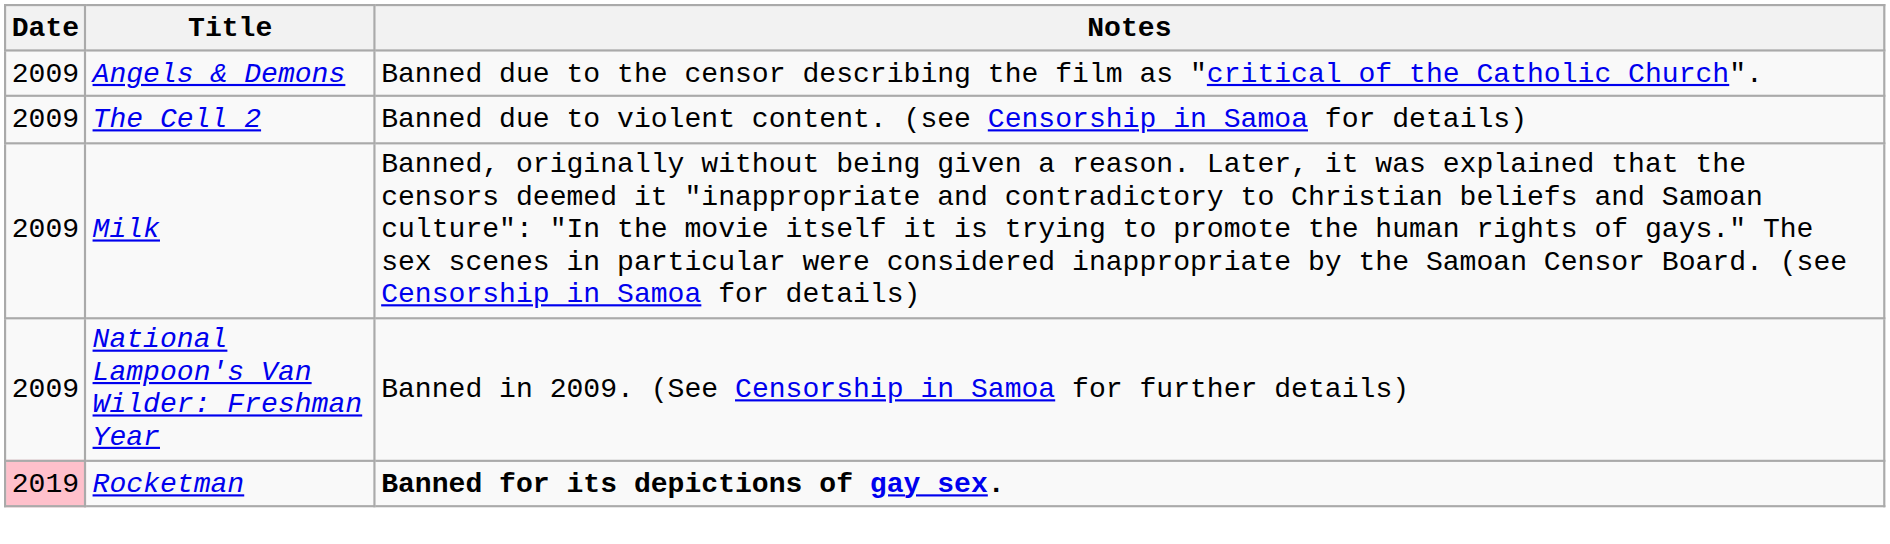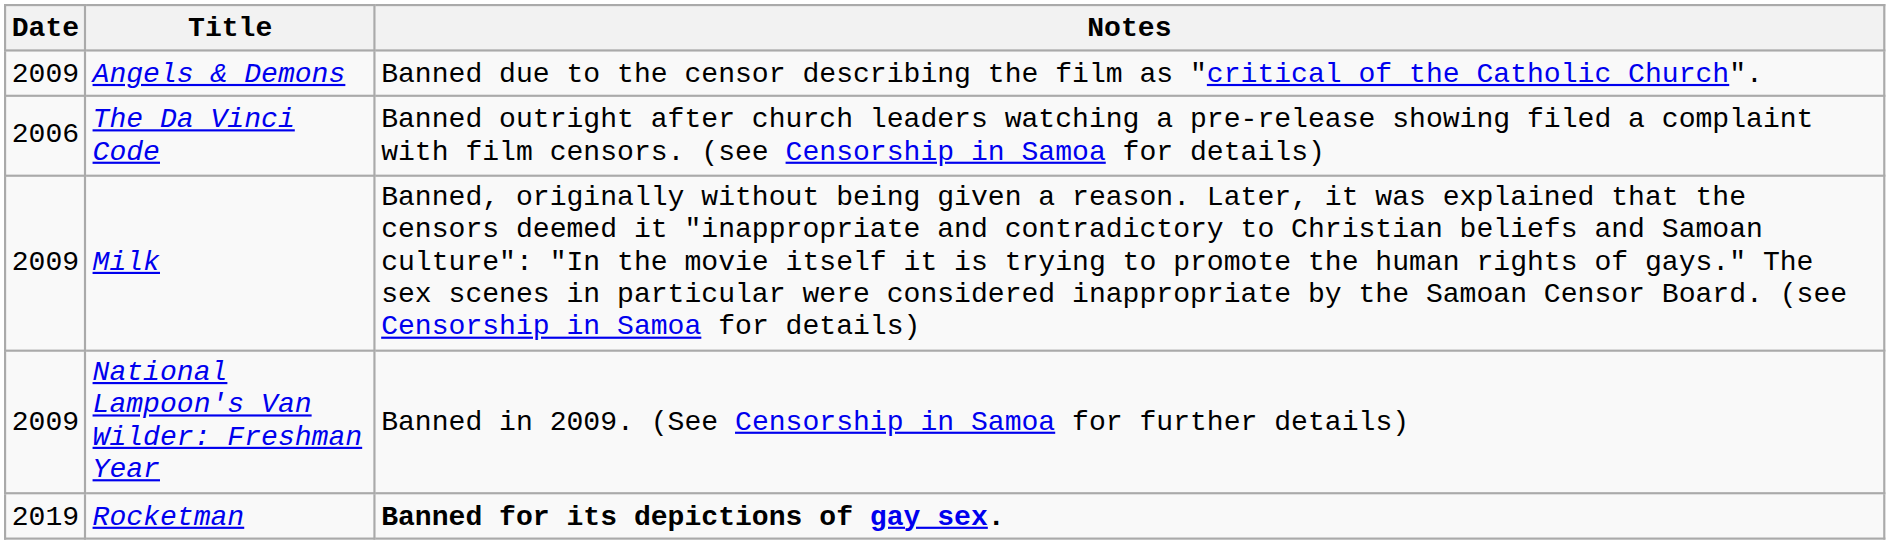+ row: (194, 136)
- row: (177, 119)
(45, 484) pink background -> (45, 516) no background
